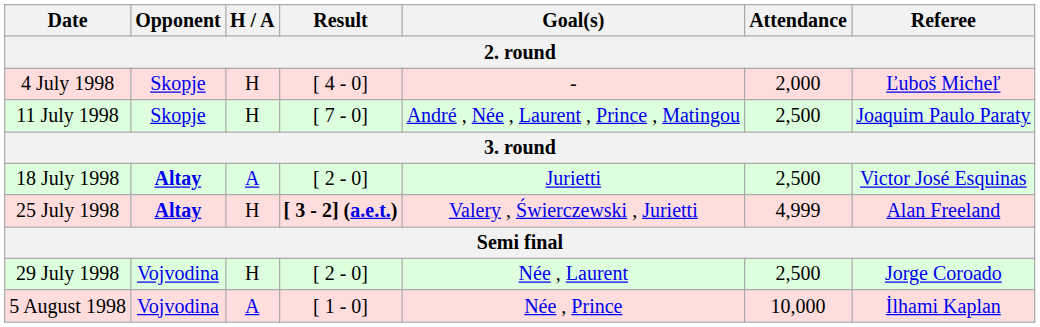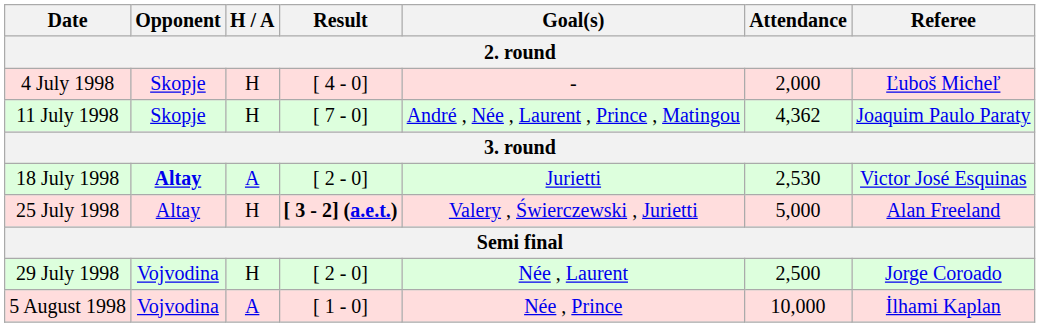(798, 115) 2,500 -> (798, 115) 4,362
(798, 178) 2,500 -> (798, 178) 2,530
(178, 210) bold -> (178, 210) normal
(798, 210) 4,999 -> (798, 210) 5,000
